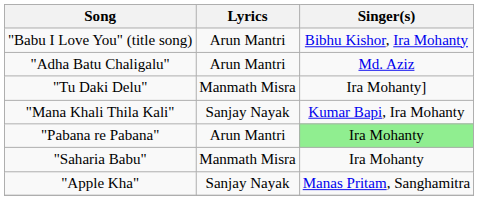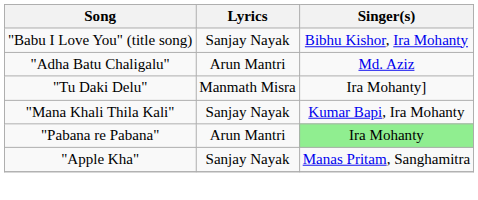(248, 40) Arun Mantri -> (248, 40) Sanjay Nayak
- row: (100, 159)
